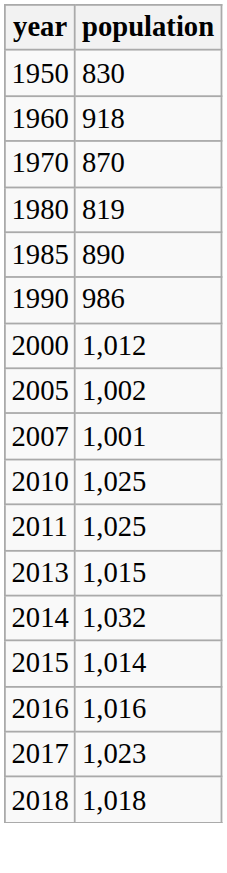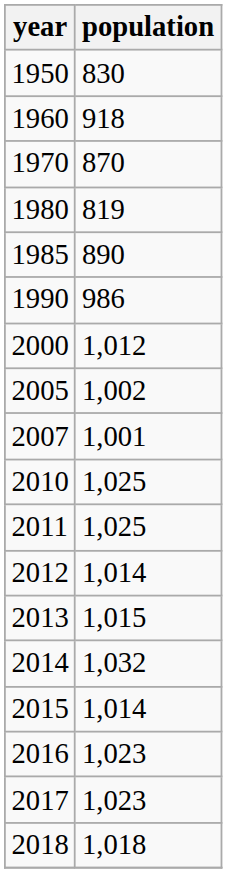+ row: (40, 572)
(114, 708) 1,016 -> (114, 753) 1,023
